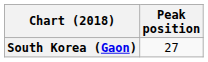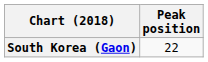(171, 47) 27 -> (171, 47) 22
